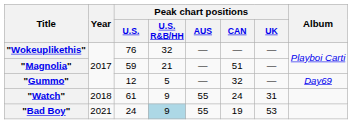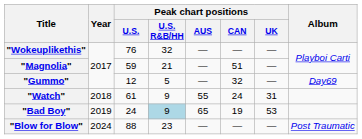(101, 111) 2021 -> (101, 111) 2019
(203, 111) 55 -> (203, 111) 65
+ row: (46, 126)
